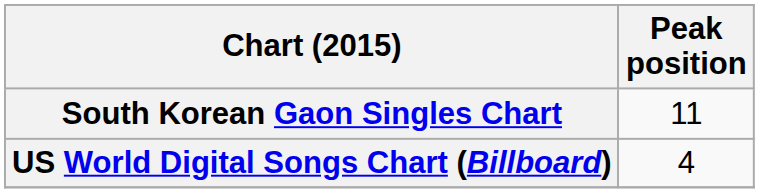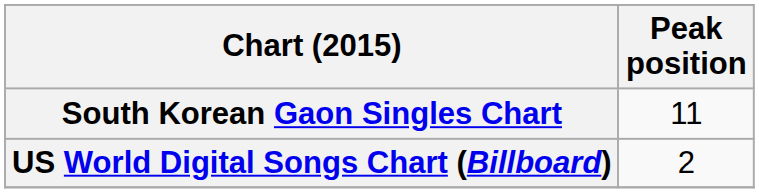(686, 162) 4 -> (686, 162) 2
